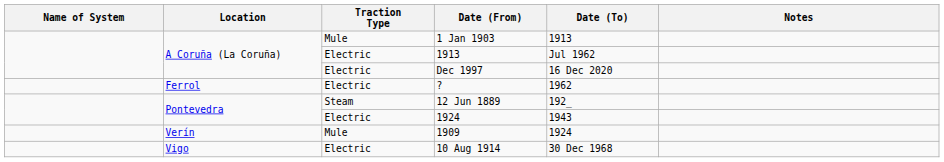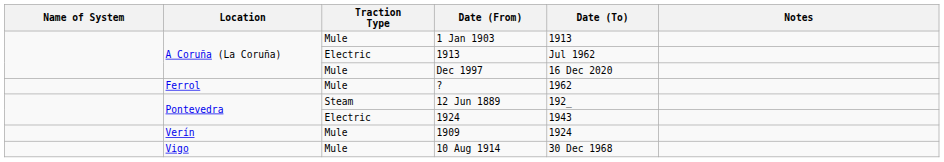(348, 70) Electric -> (336, 70) Mule
(348, 86) Electric -> (336, 86) Mule
(348, 149) Electric -> (336, 149) Mule
